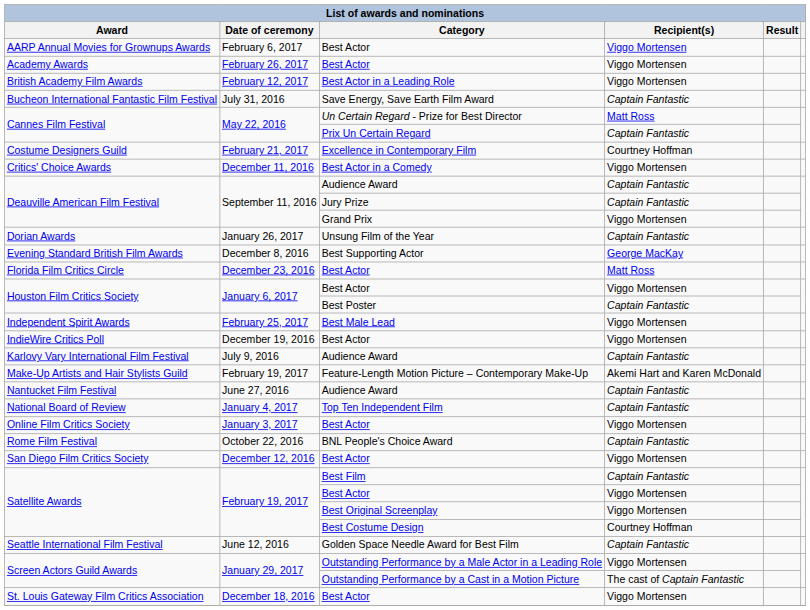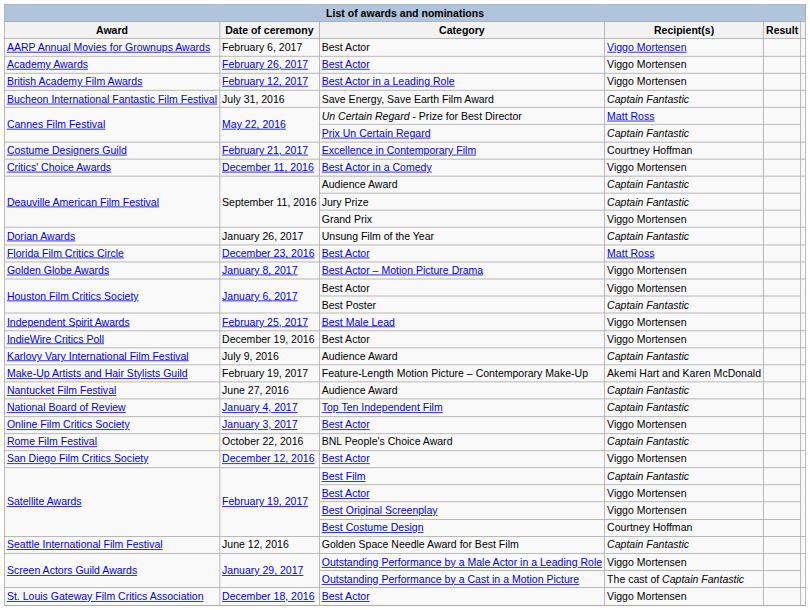- row: (95, 253)
+ row: (58, 270)
